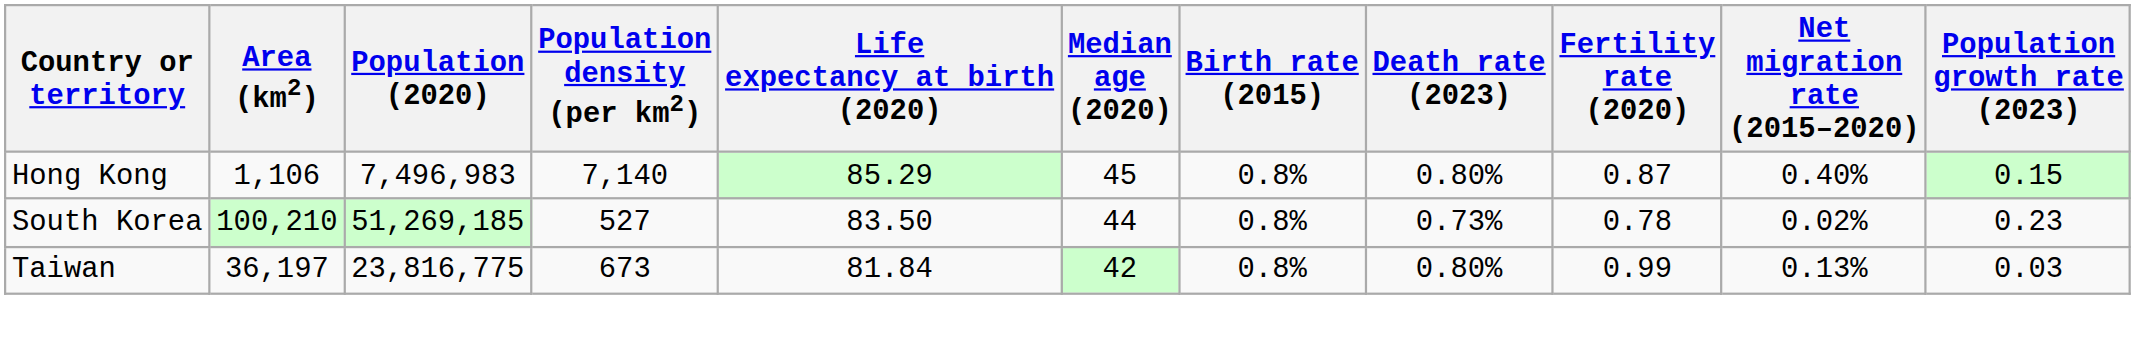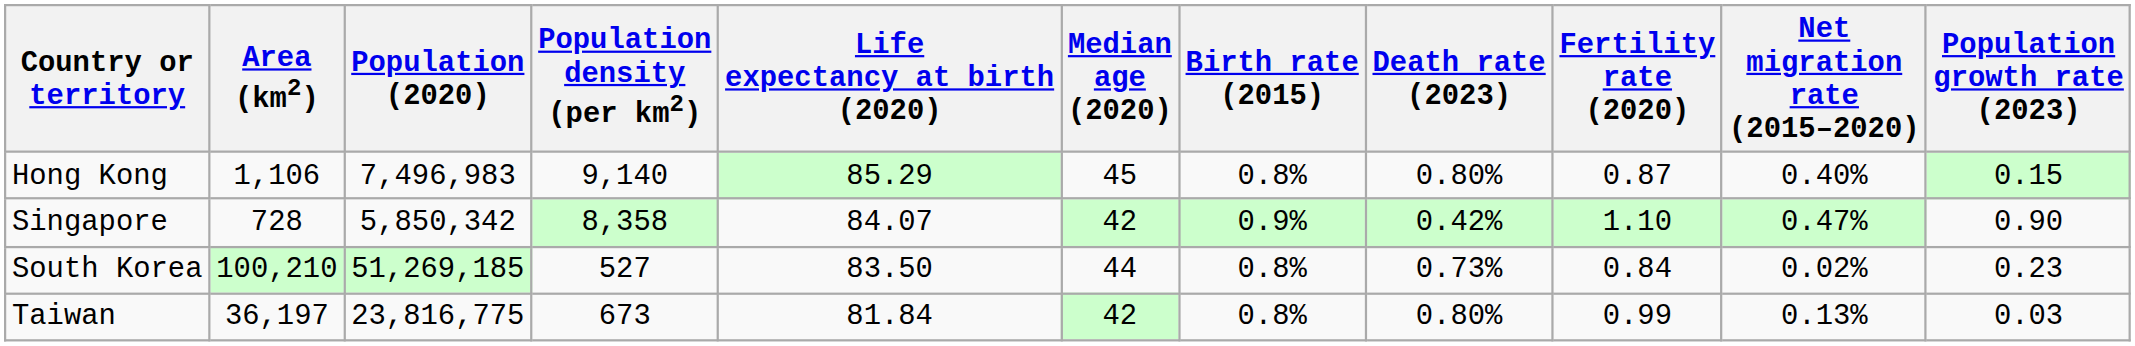(625, 176) 7,140 -> (625, 176) 9,140
+ row: (90, 223)
(1637, 223) 0.78 -> (1637, 270) 0.84
